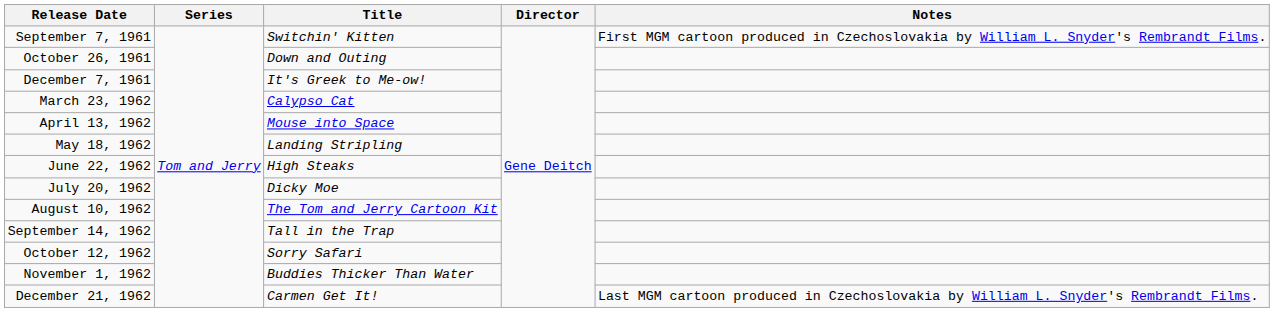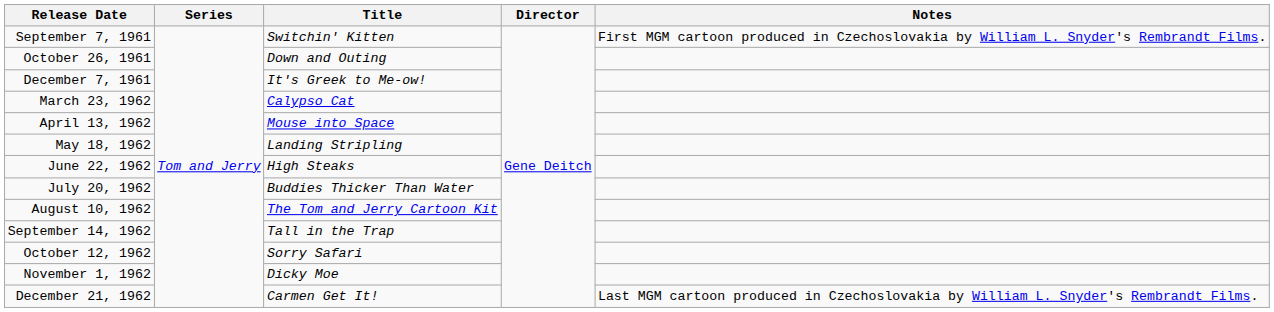(303, 188) Dicky Moe -> (370, 188) Buddies Thicker Than Water
(370, 275) Buddies Thicker Than Water -> (303, 275) Dicky Moe
